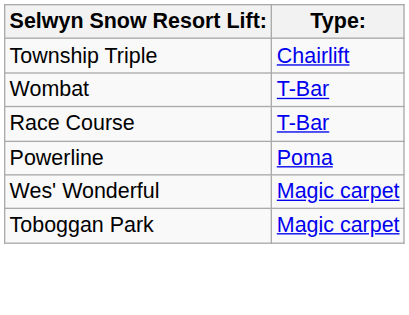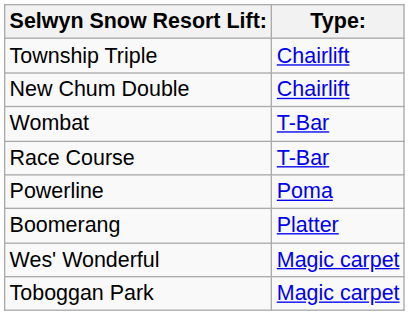+ row: (100, 89)
+ row: (65, 225)
